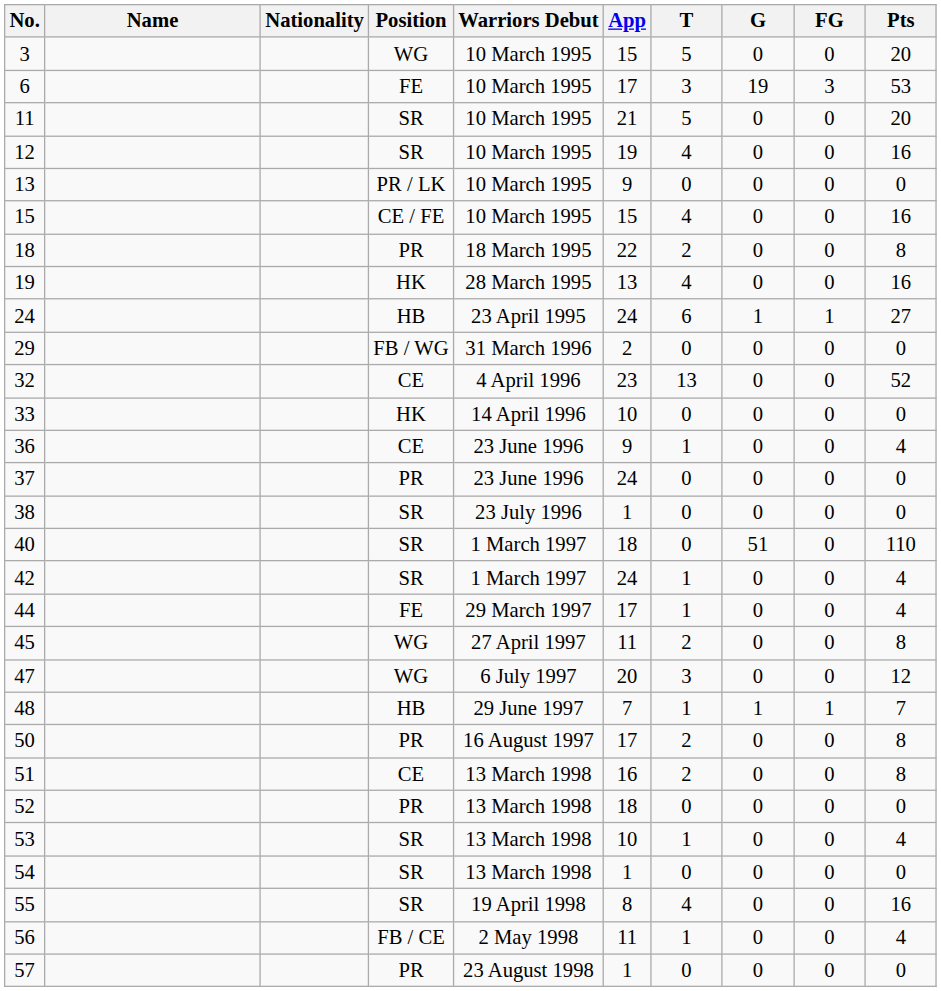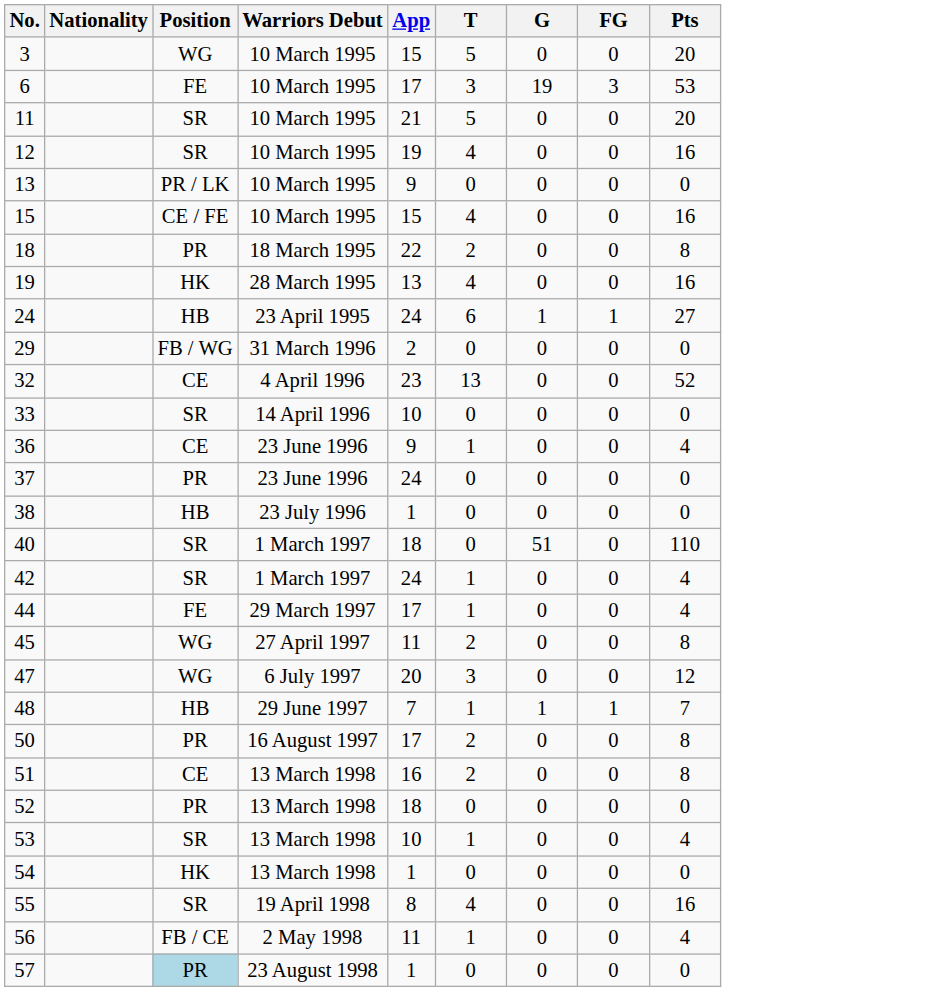- column: (153, 20)
(411, 413) HK -> (195, 413) SR
(411, 511) SR -> (195, 511) HB
(411, 871) SR -> (195, 871) HK
(411, 970) no background -> (195, 970) lightblue background
